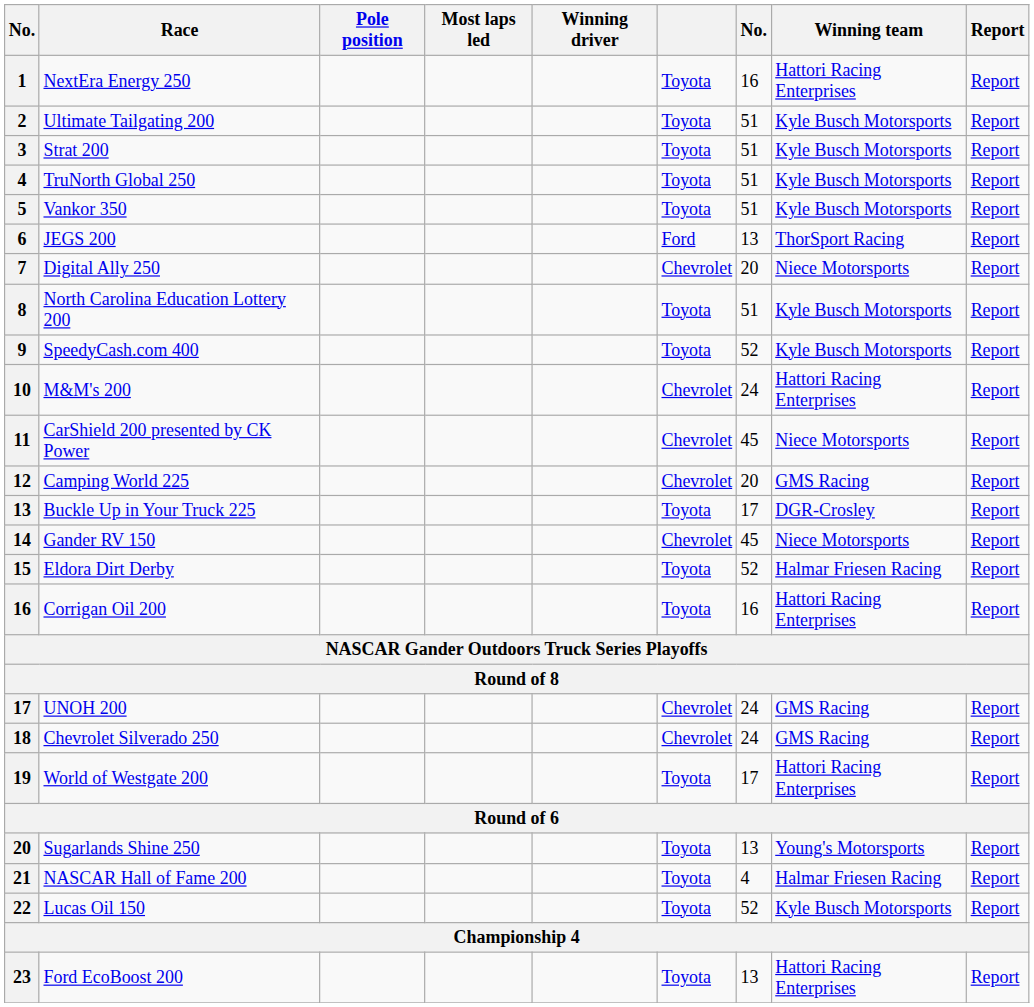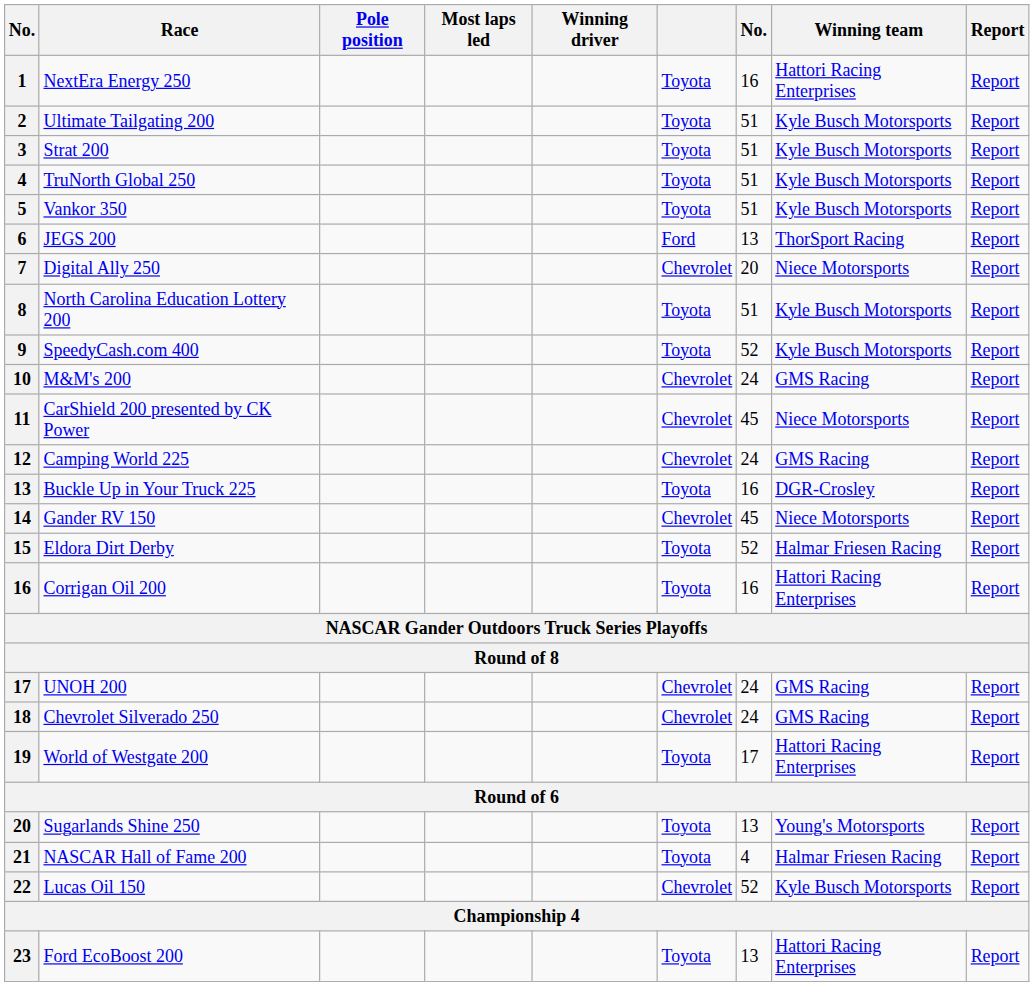(828, 389) Hattori Racing Enterprises -> (822, 378) GMS Racing
(749, 480) 20 -> (749, 459) 24
(749, 510) 17 -> (749, 488) 16
(686, 907) Toyota -> (697, 886) Chevrolet
